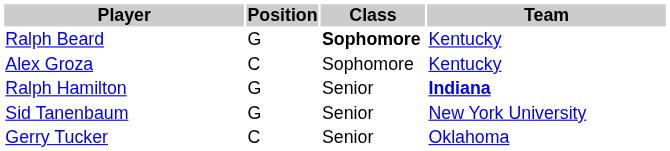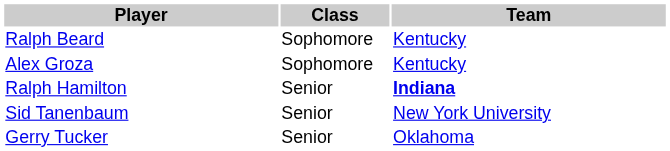- column: (283, 15)
(371, 39) bold -> (327, 39) normal
